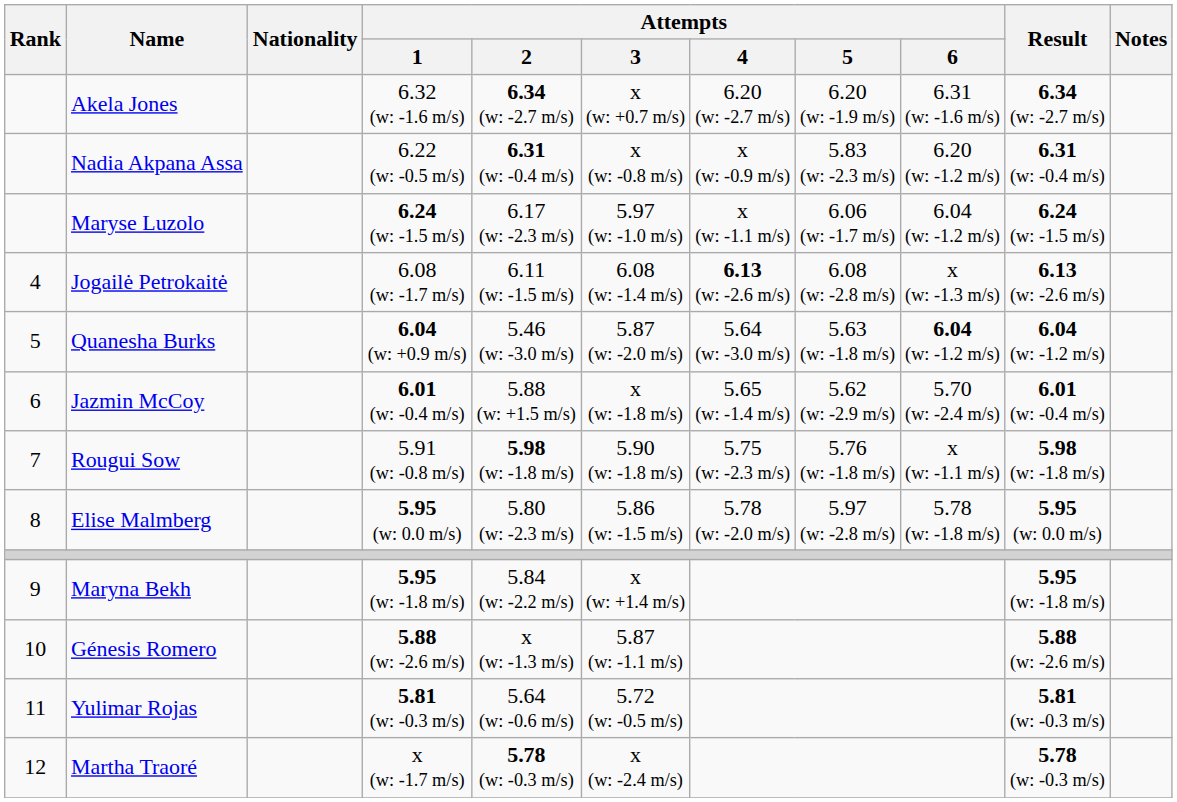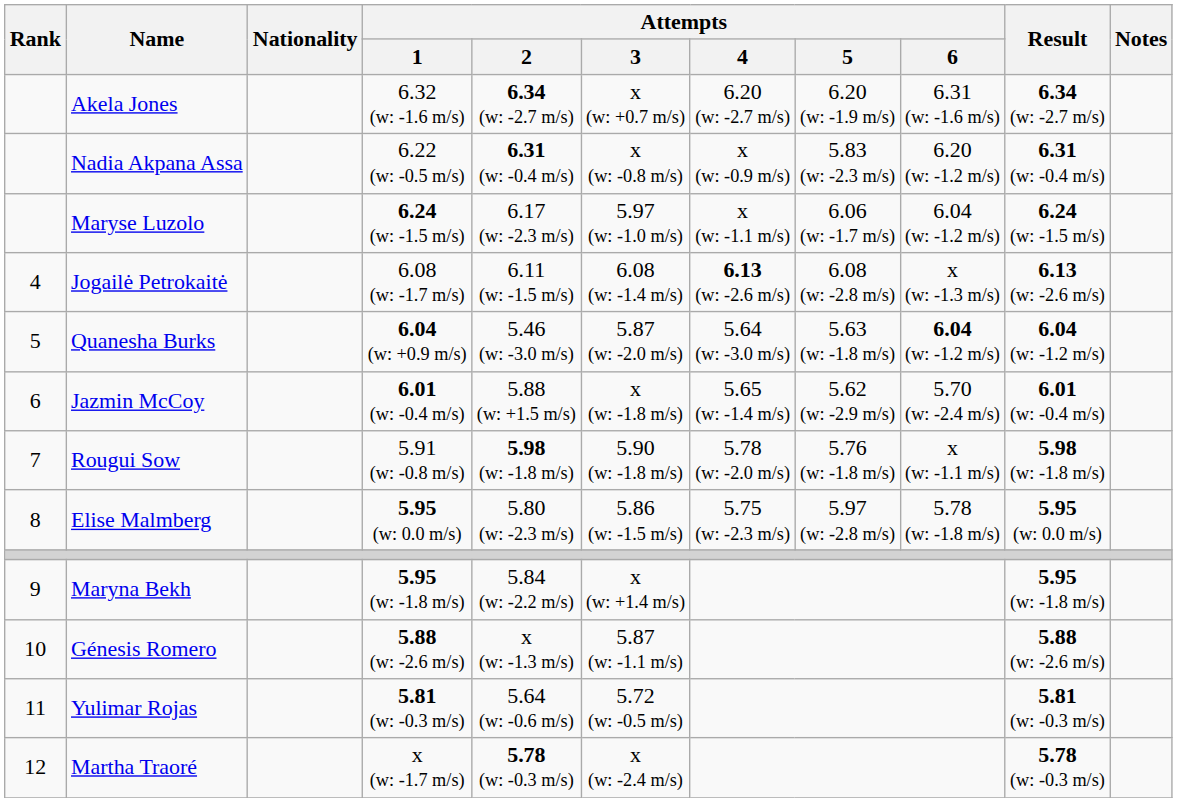(743, 460) 5.75 (w: -2.3 m/s) -> (743, 460) 5.78 (w: -2.0 m/s)
(743, 519) 5.78 (w: -2.0 m/s) -> (743, 519) 5.75 (w: -2.3 m/s)
